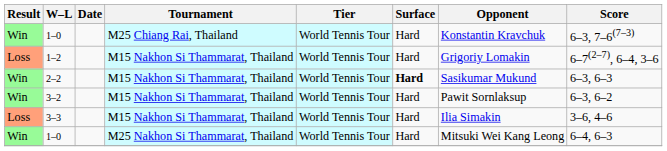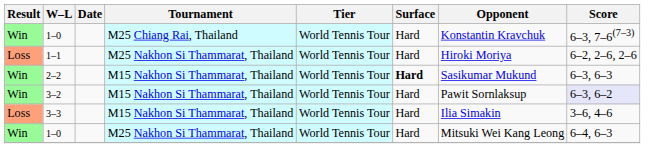+ row: (53, 56)
- row: (53, 58)
(591, 97) no background -> (591, 94) lavender background
